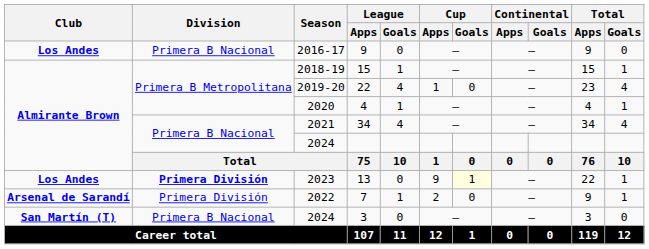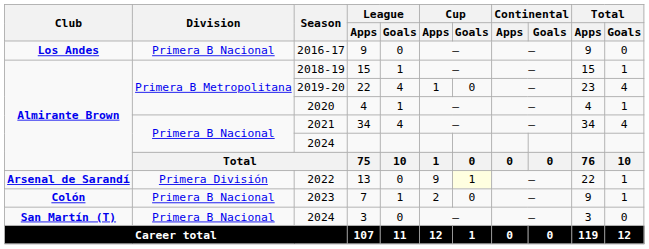(68, 180) Los Andes -> (68, 180) Arsenal de Sarandí
(213, 180) bold -> (213, 180) normal
(321, 180) 2023 -> (321, 180) 2022
(68, 198) Arsenal de Sarandí -> (68, 198) Colón
(213, 198) Primera División -> (213, 198) Primera B Nacional
(321, 198) 2022 -> (321, 198) 2023
